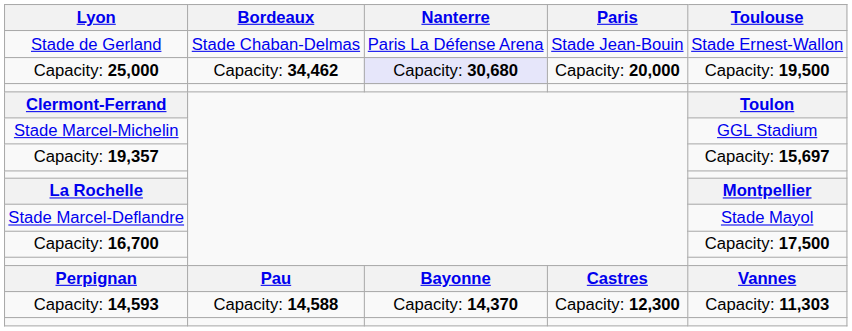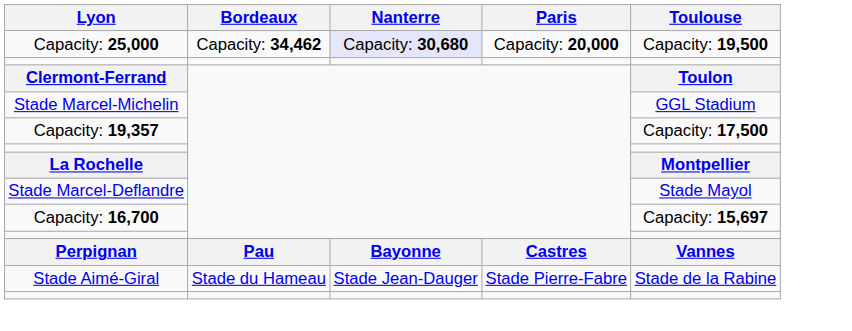- row: (96, 44)
(767, 157) Capacity: 15,697 -> (706, 130) Capacity: 17,500
(767, 244) Capacity: 17,500 -> (706, 217) Capacity: 15,697
+ row: (96, 278)
- row: (96, 304)
